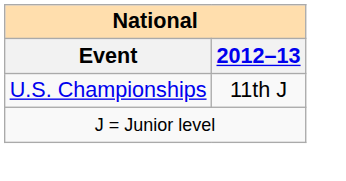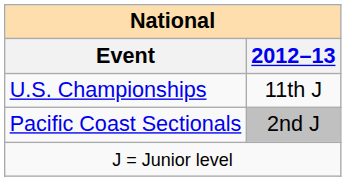+ row: (126, 124)
